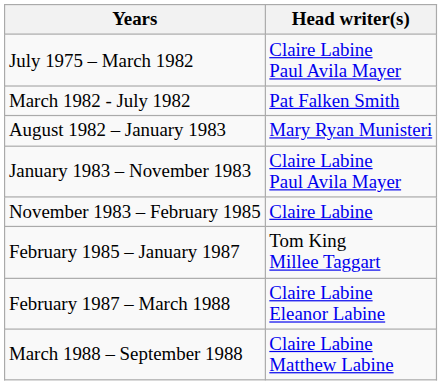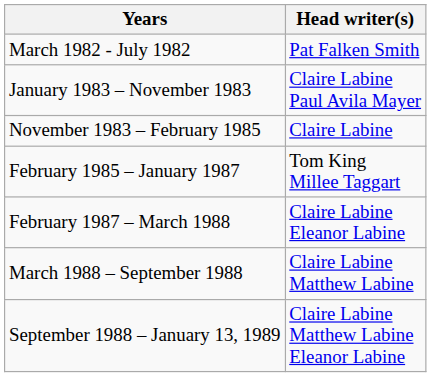- row: (101, 60)
- row: (117, 130)
+ row: (145, 335)
